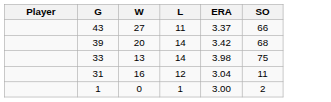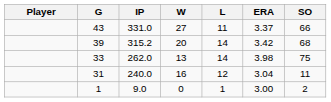+ column: (140, 12)
